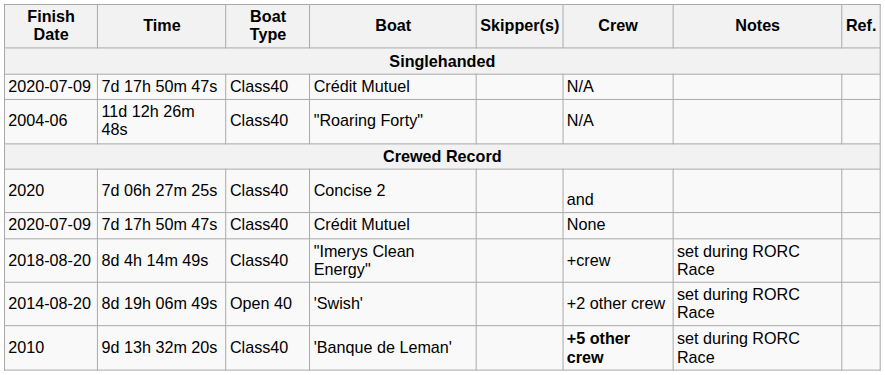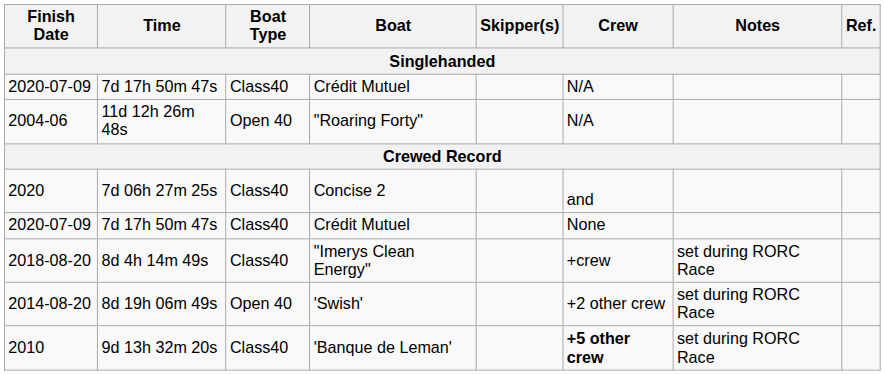(259, 121) Class40 -> (261, 121) Open 40
